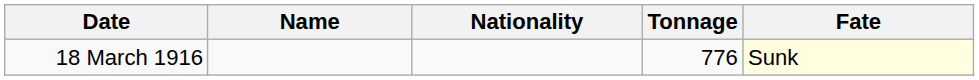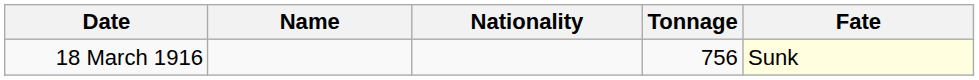(719, 57) 776 -> (719, 57) 756
